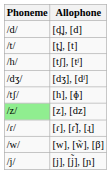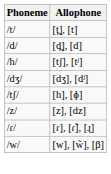rows swapped: (65, 45) <-> (67, 29)
(12, 111) lightgreen background -> (12, 111) no background
- row: (74, 161)
